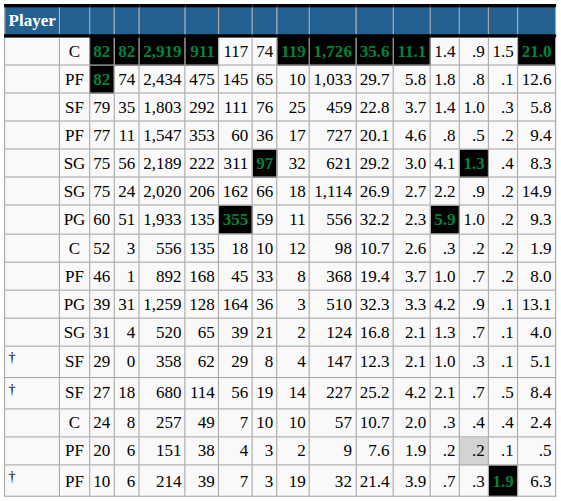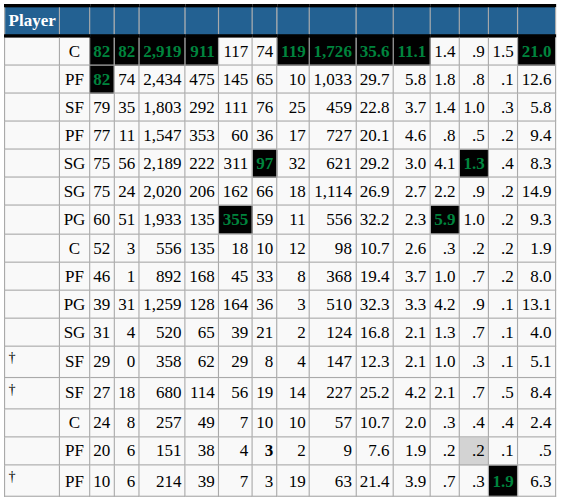(269, 451) normal -> (269, 451) bold
(343, 480) 32 -> (343, 480) 63
